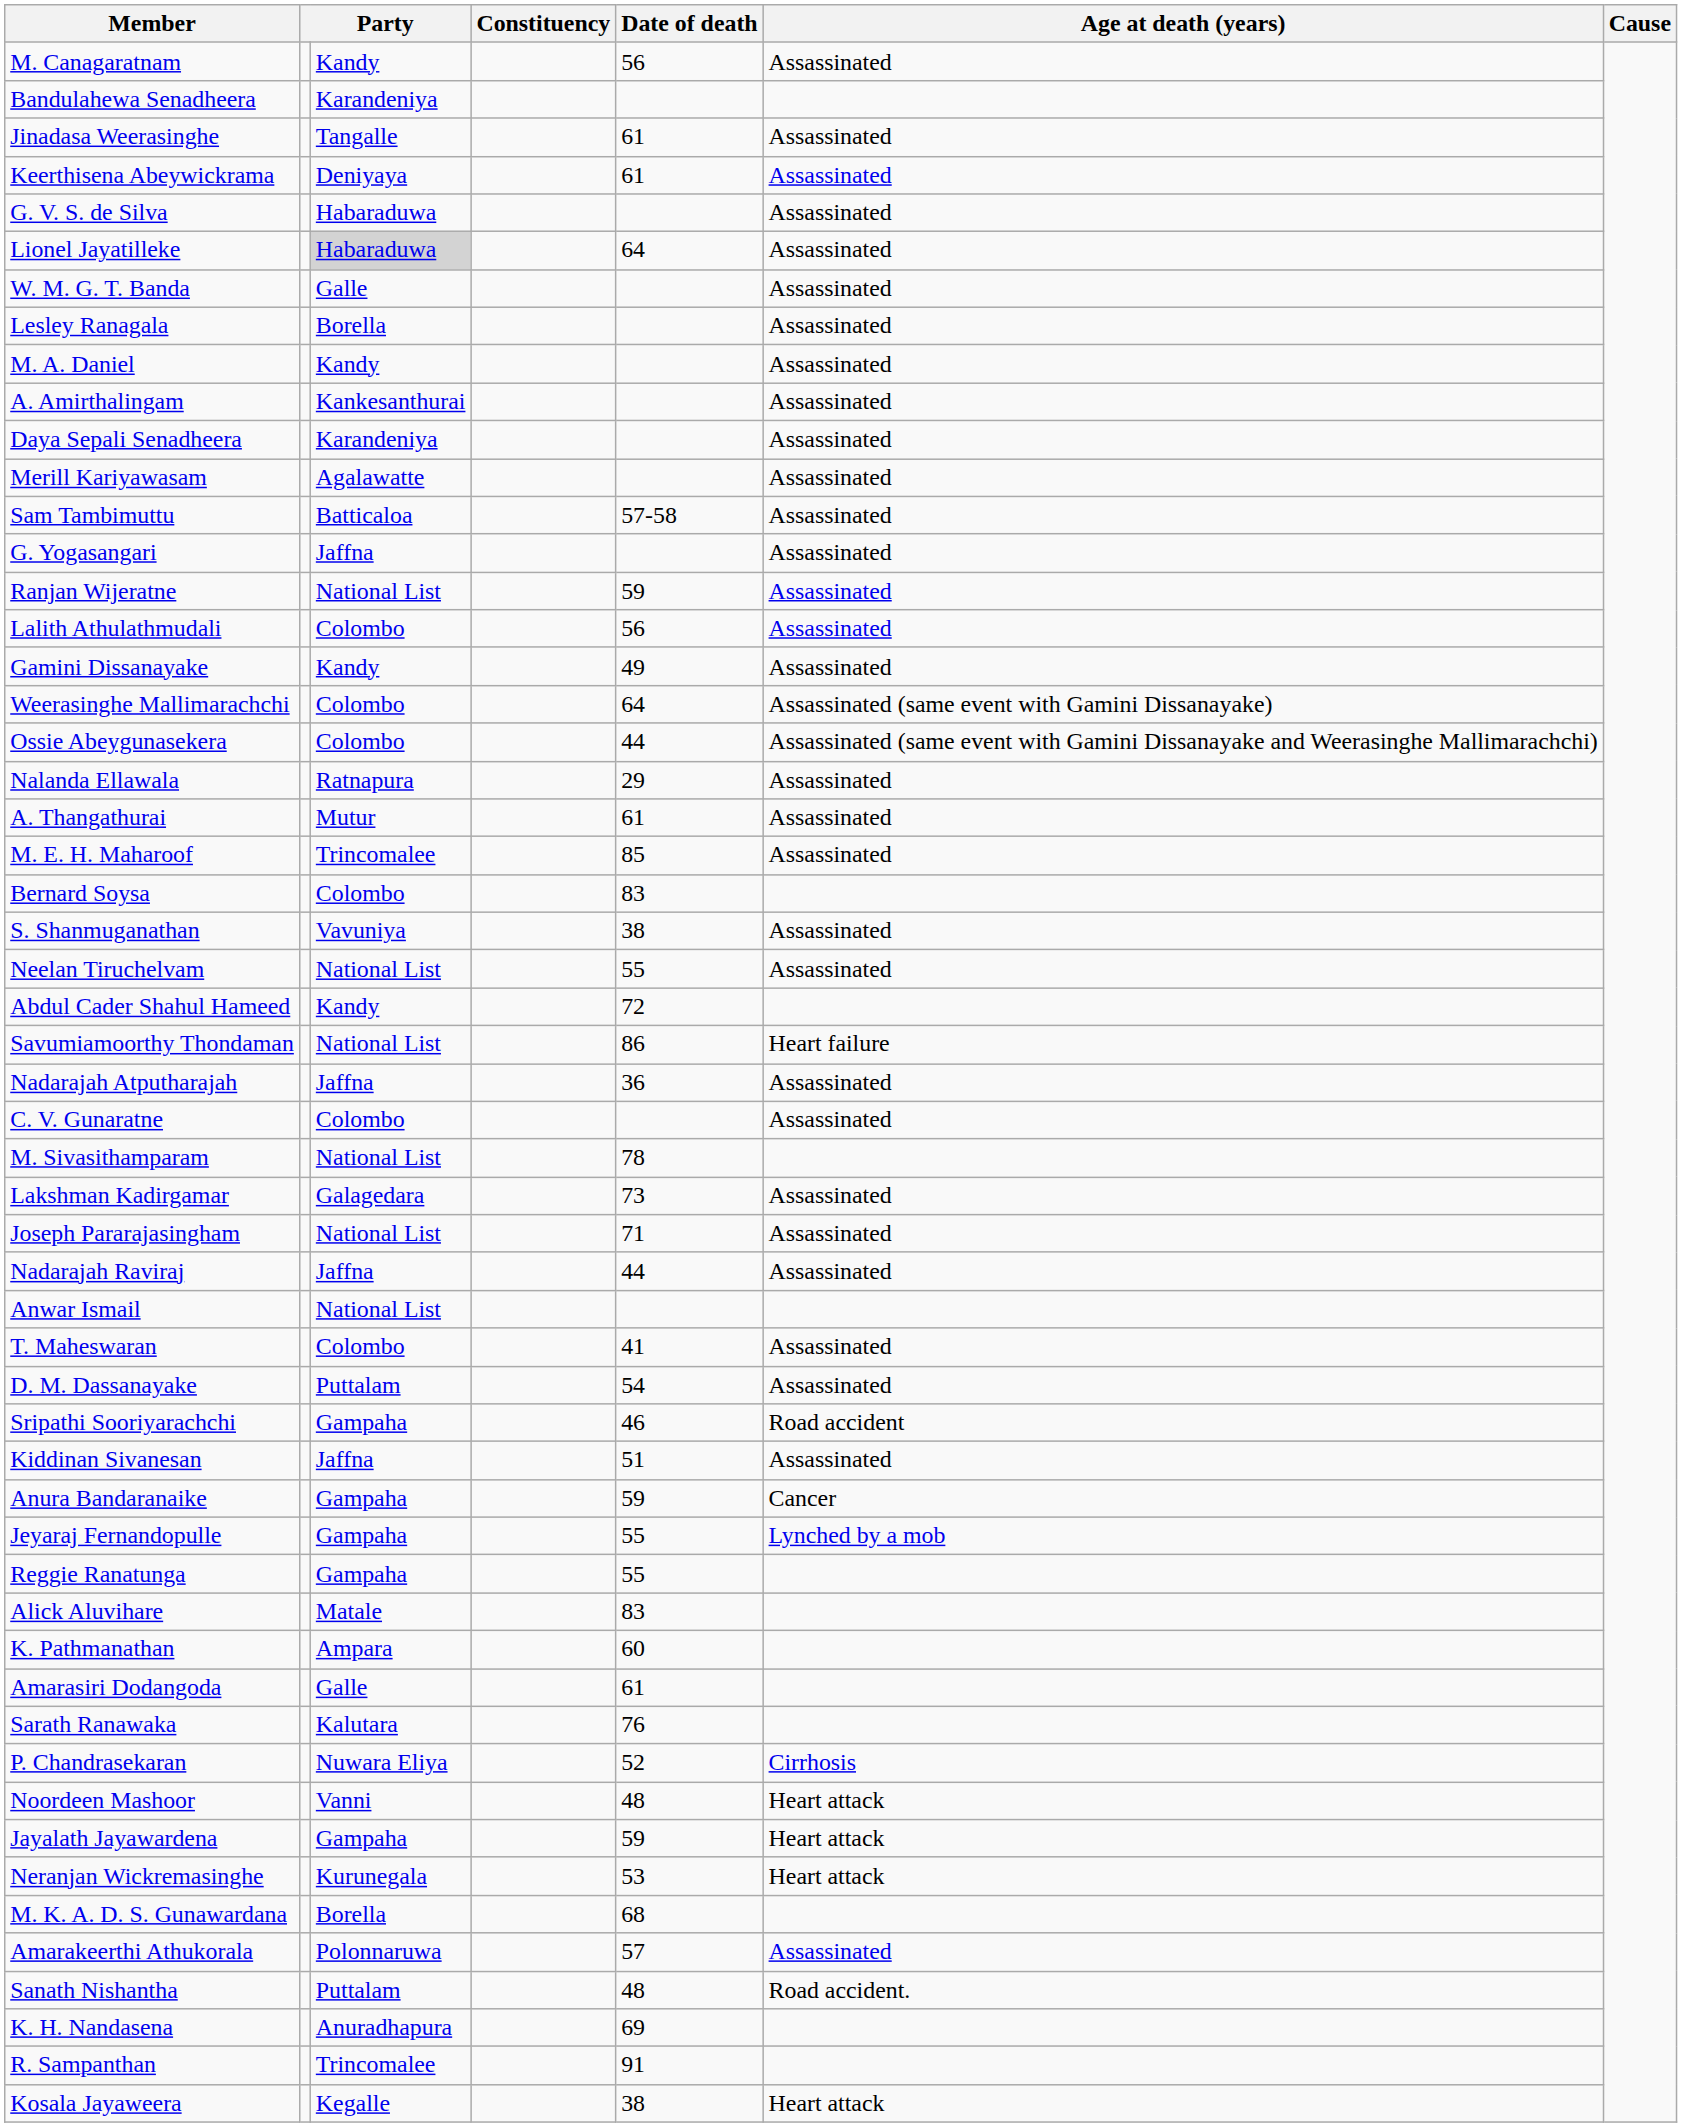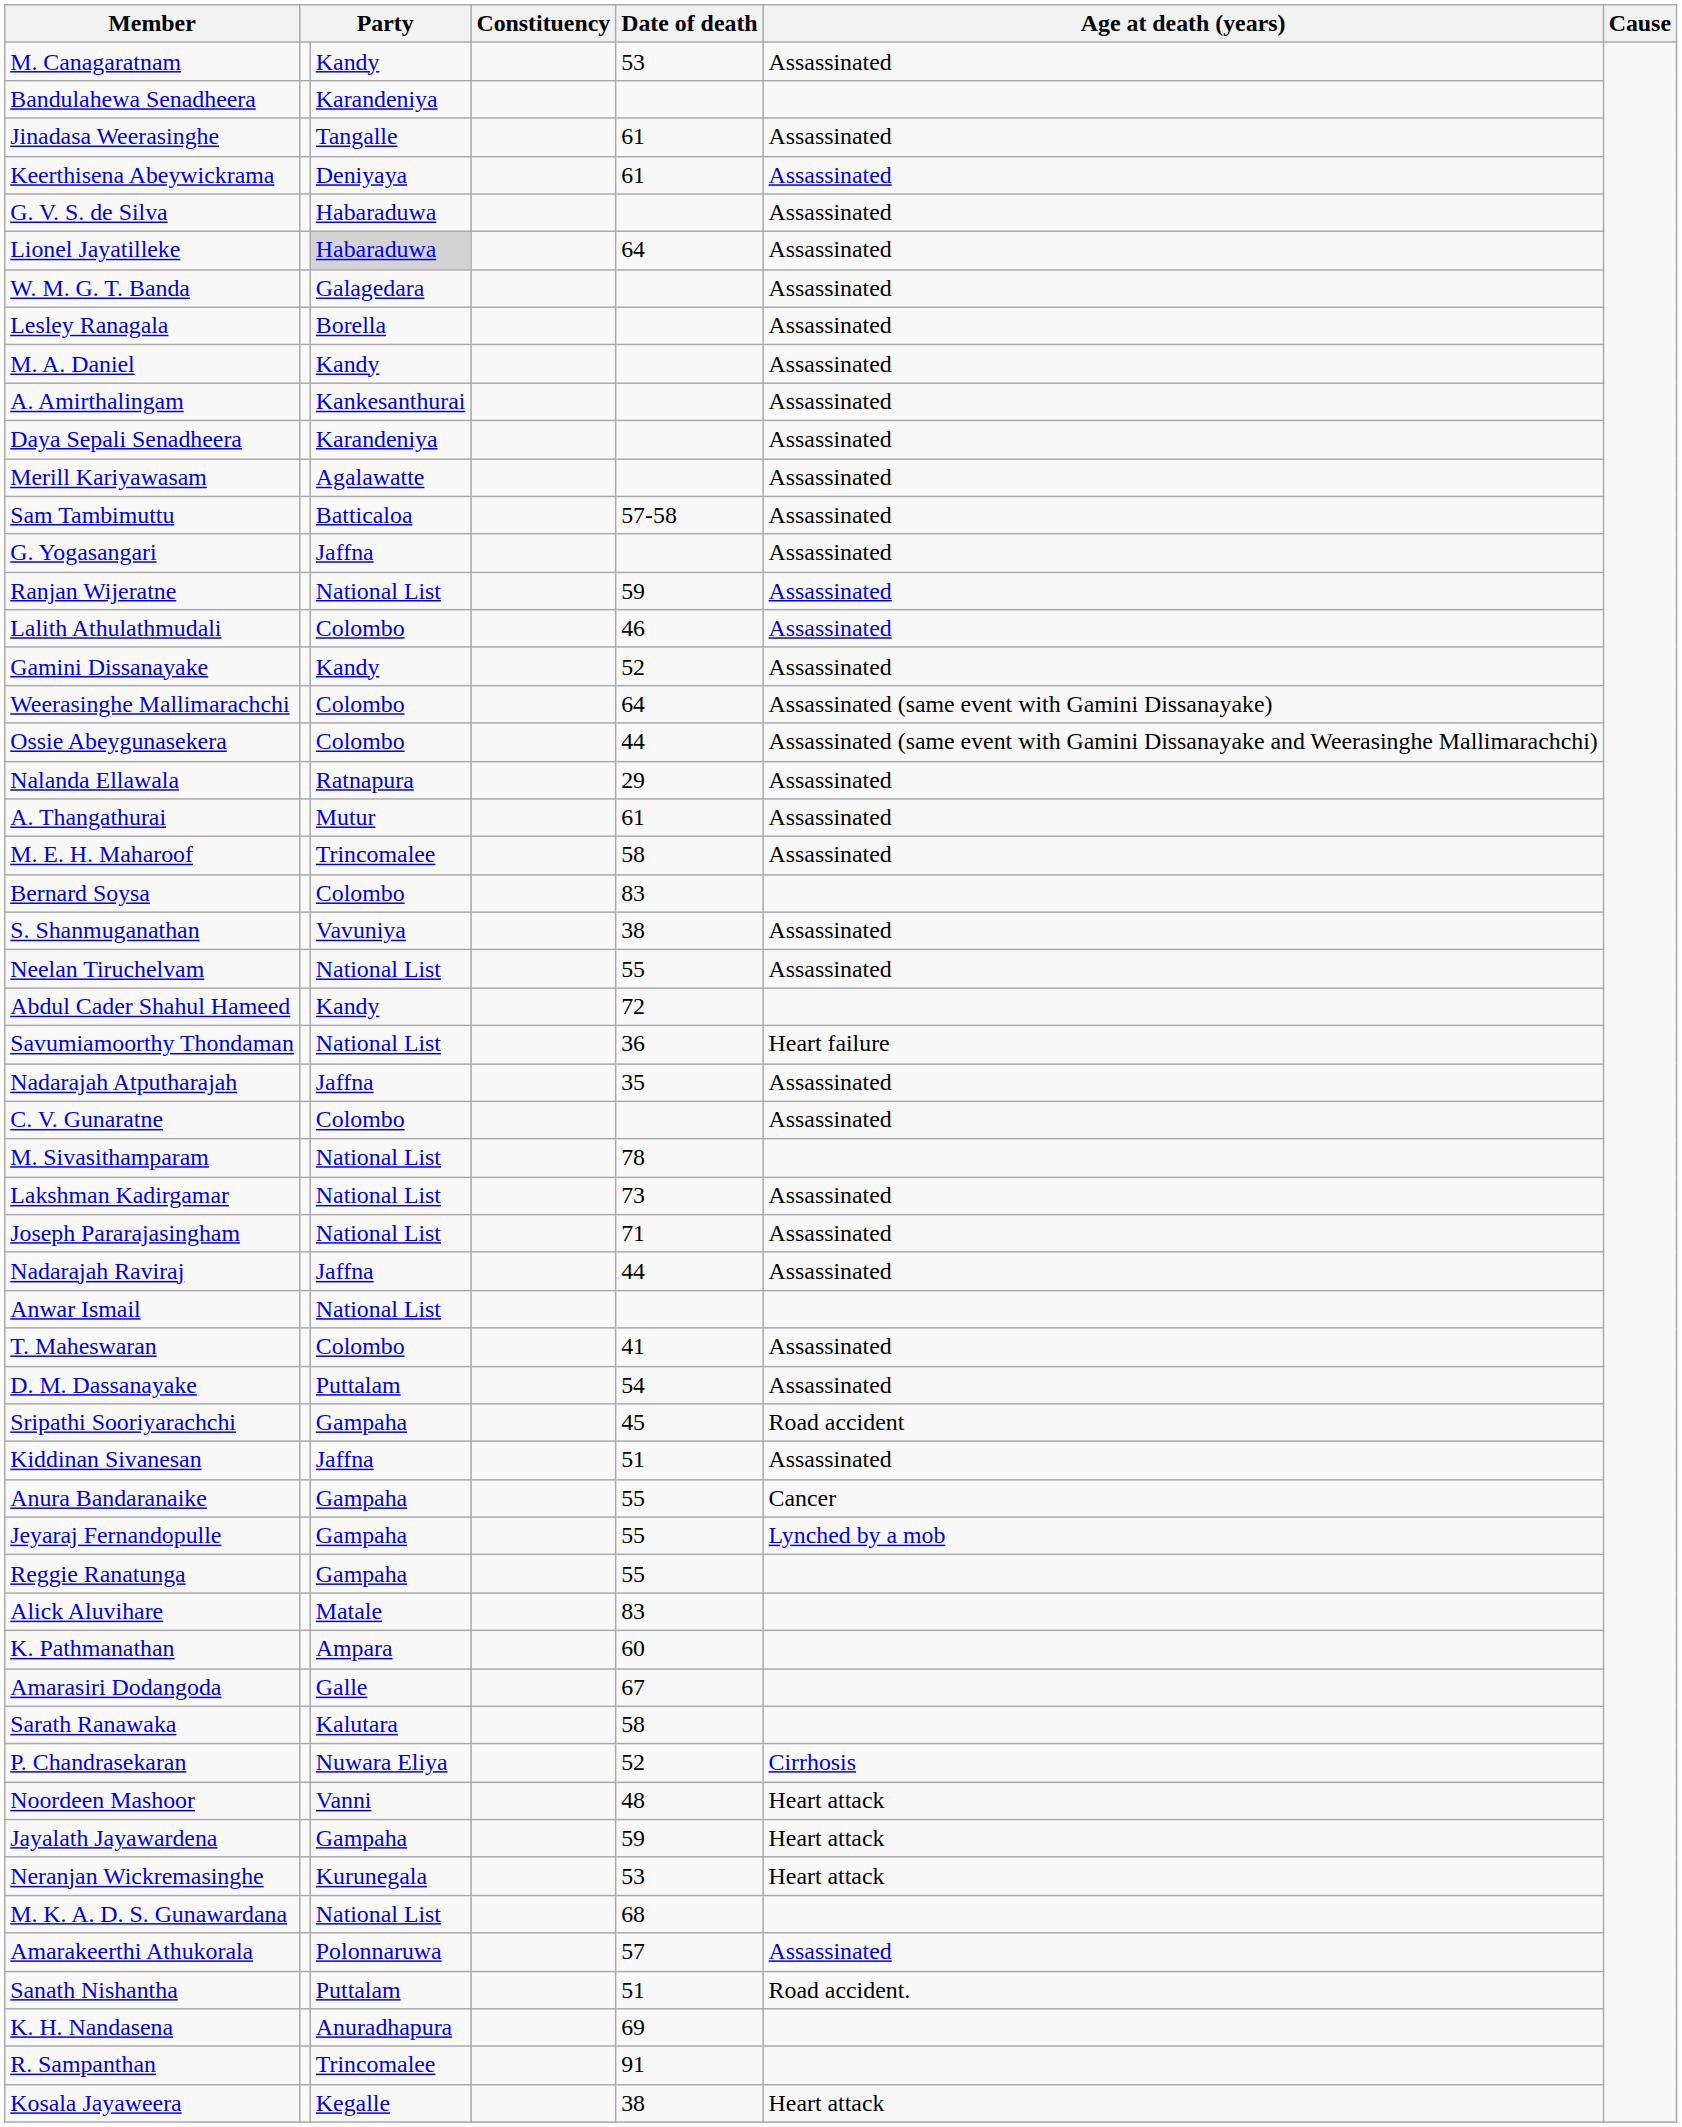(633, 61) 56 -> (633, 61) 53
(342, 288) Galle -> (370, 288) Galagedara
(633, 628) 56 -> (633, 628) 46
(633, 666) 49 -> (633, 666) 52
(633, 855) 85 -> (633, 855) 58
(633, 1044) 86 -> (633, 1044) 36
(633, 1082) 36 -> (633, 1082) 35
(370, 1195) Galagedara -> (378, 1195) National List
(633, 1422) 46 -> (633, 1422) 45
(633, 1497) 59 -> (633, 1497) 55
(633, 1686) 61 -> (633, 1686) 67
(633, 1724) 76 -> (633, 1724) 58
(351, 1913) Borella -> (378, 1913) National List
(633, 1989) 48 -> (633, 1989) 51
